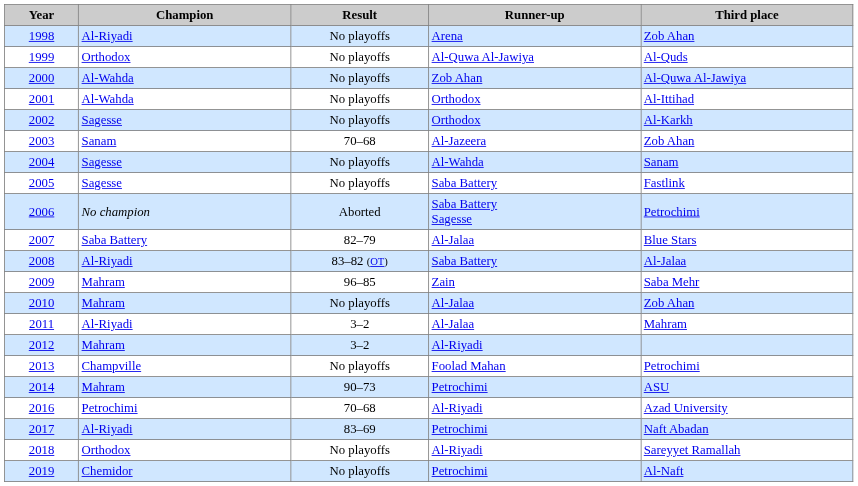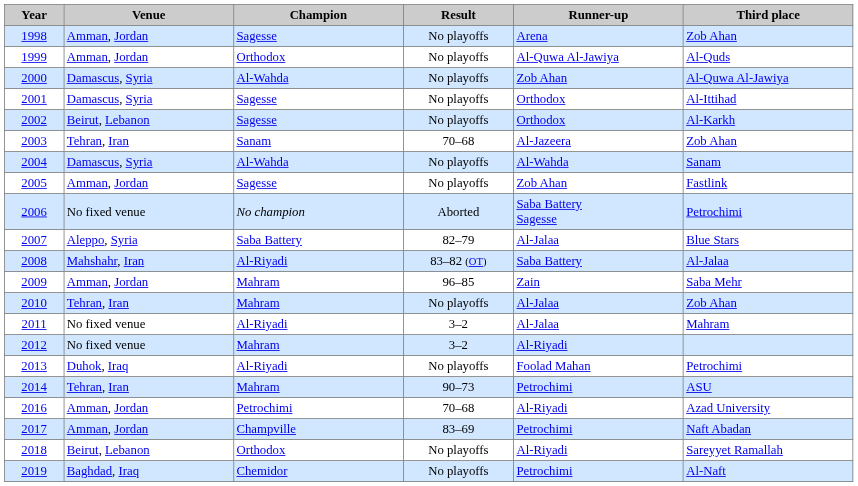+ column: (149, 14)
(107, 36) Al-Riyadi -> (257, 36) Sagesse
(108, 98) Al-Wahda -> (257, 98) Sagesse
(102, 162) Sagesse -> (263, 162) Al-Wahda
(464, 182) Saba Battery -> (542, 182) Zob Ahan
(111, 366) Champville -> (262, 366) Al-Riyadi
(107, 429) Al-Riyadi -> (266, 429) Champville
